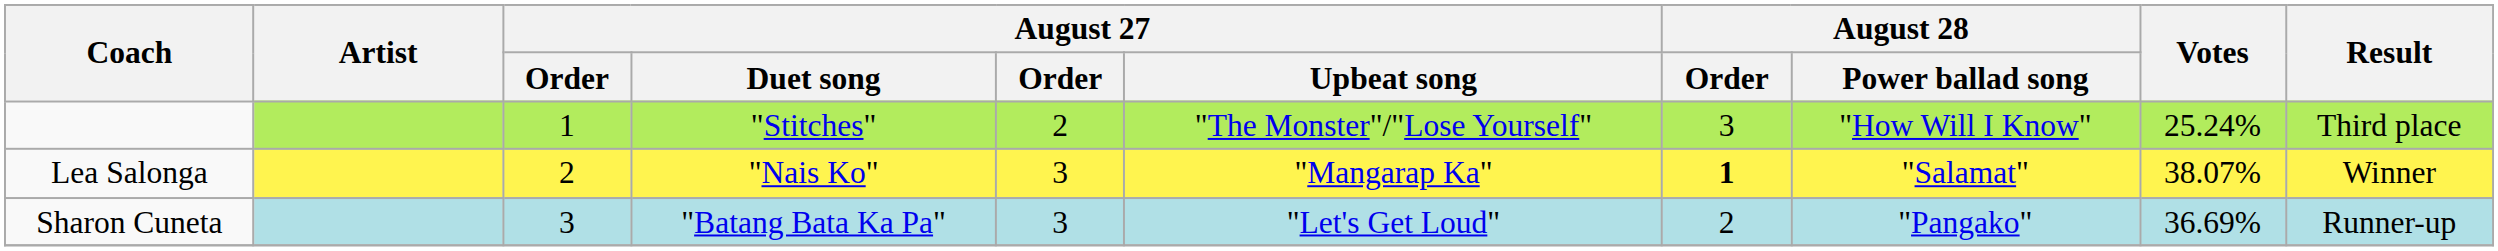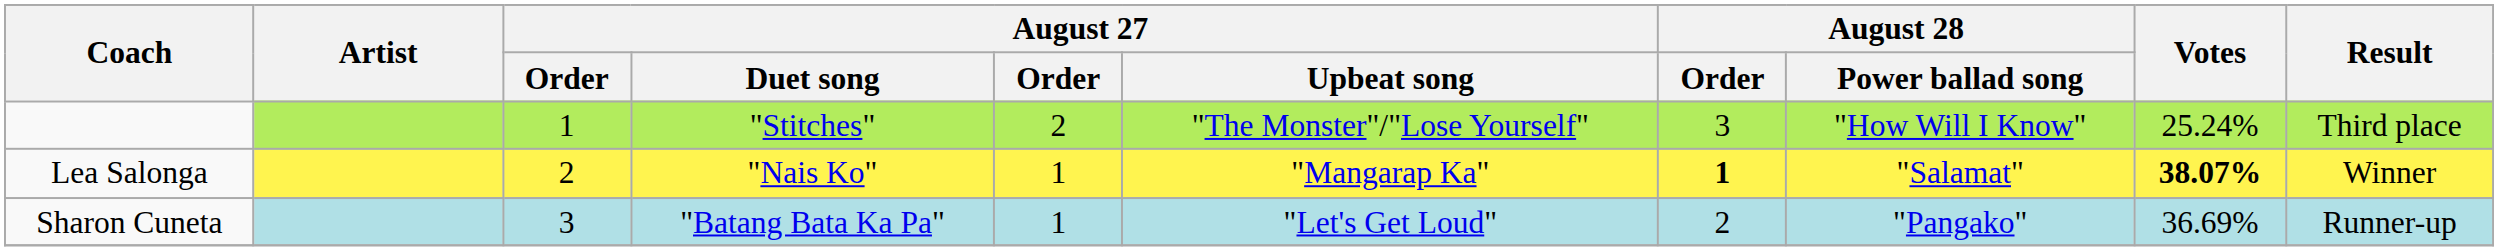(1060, 173) 3 -> (1058, 173) 1
(2213, 173) normal -> (2210, 173) bold
(1060, 221) 3 -> (1058, 221) 1
